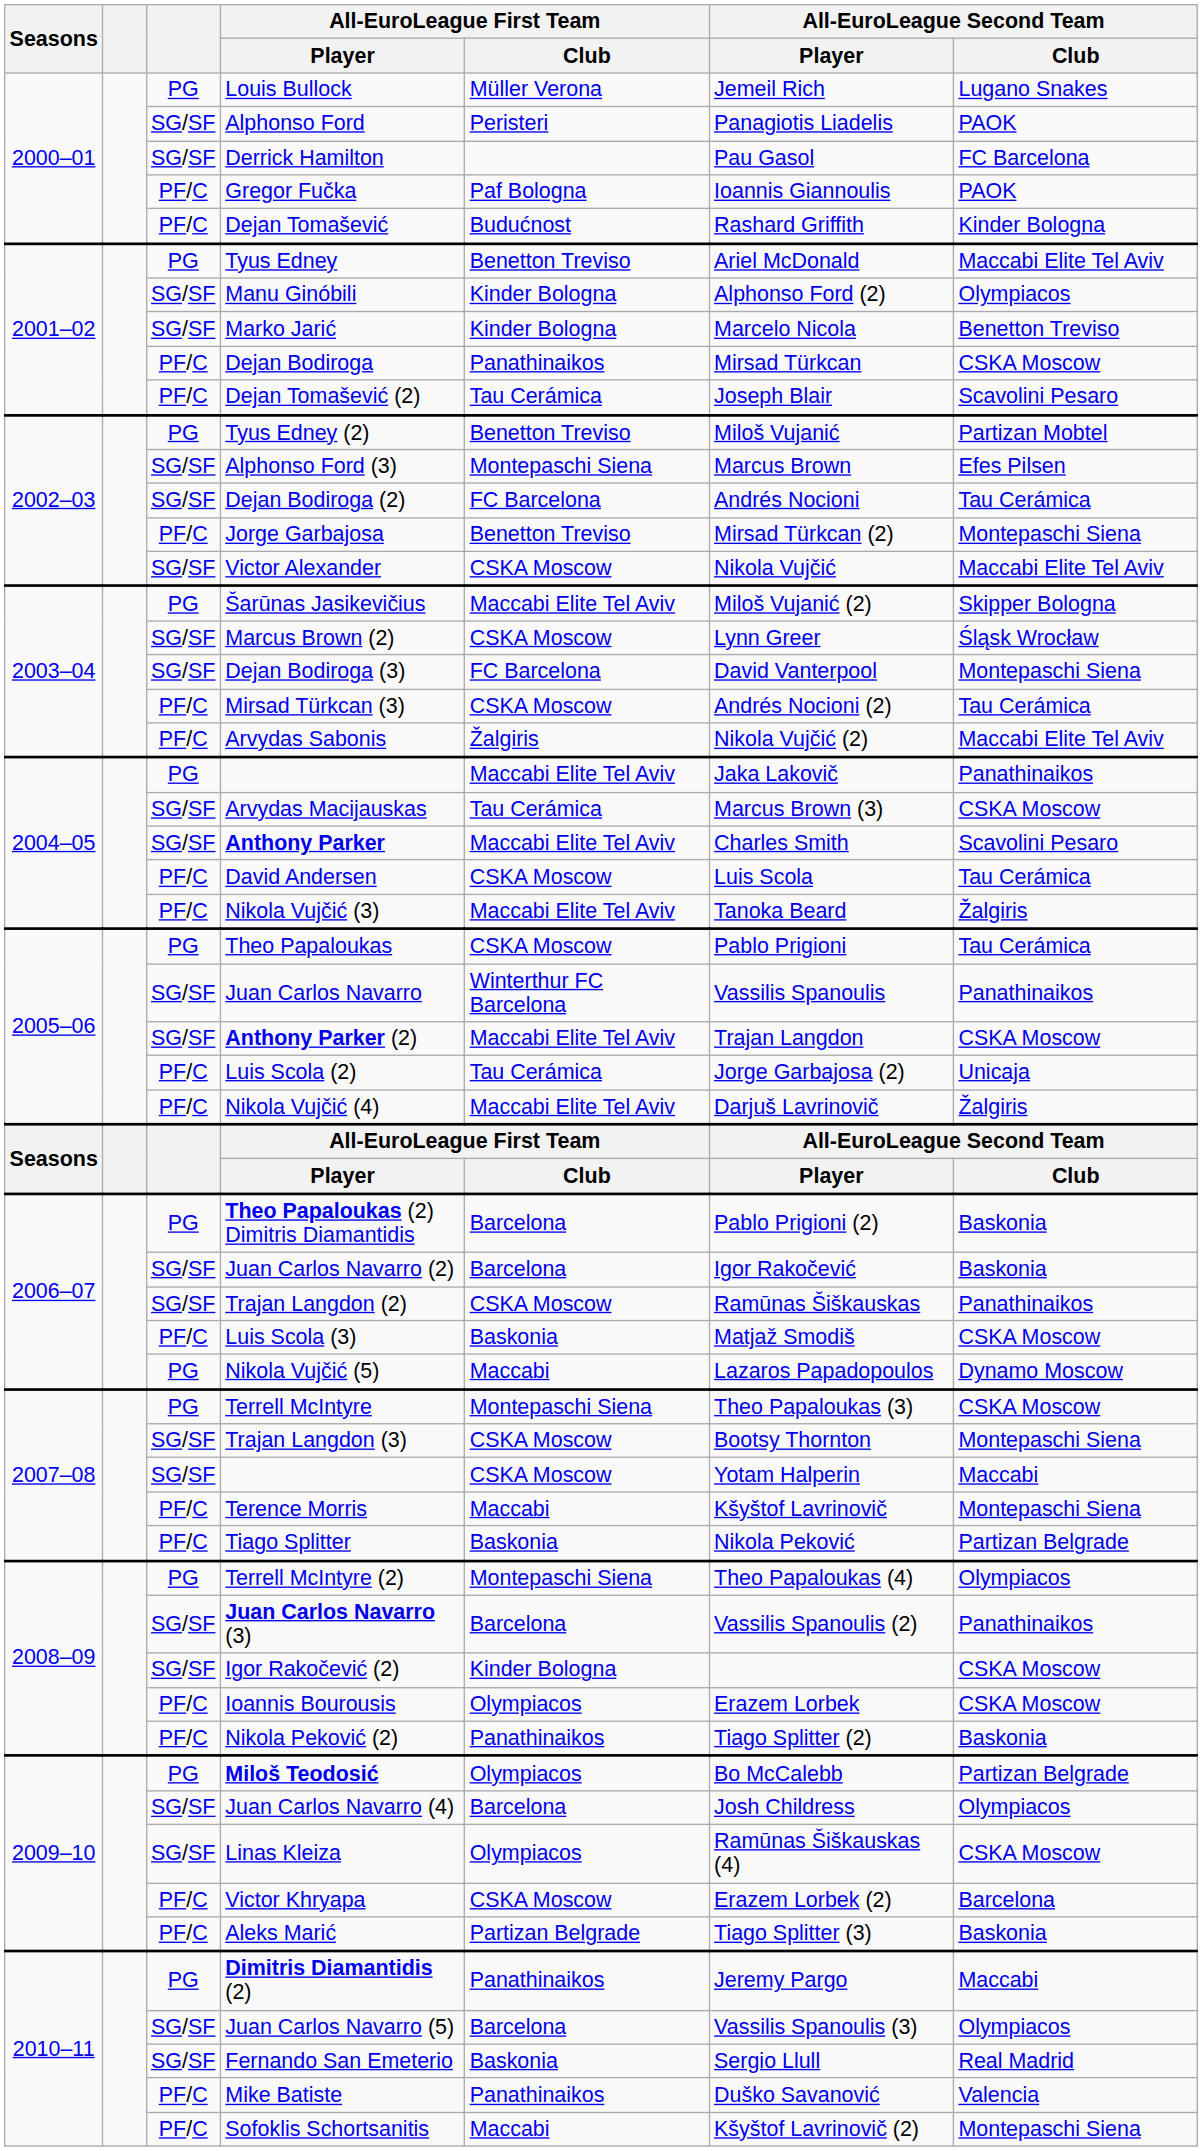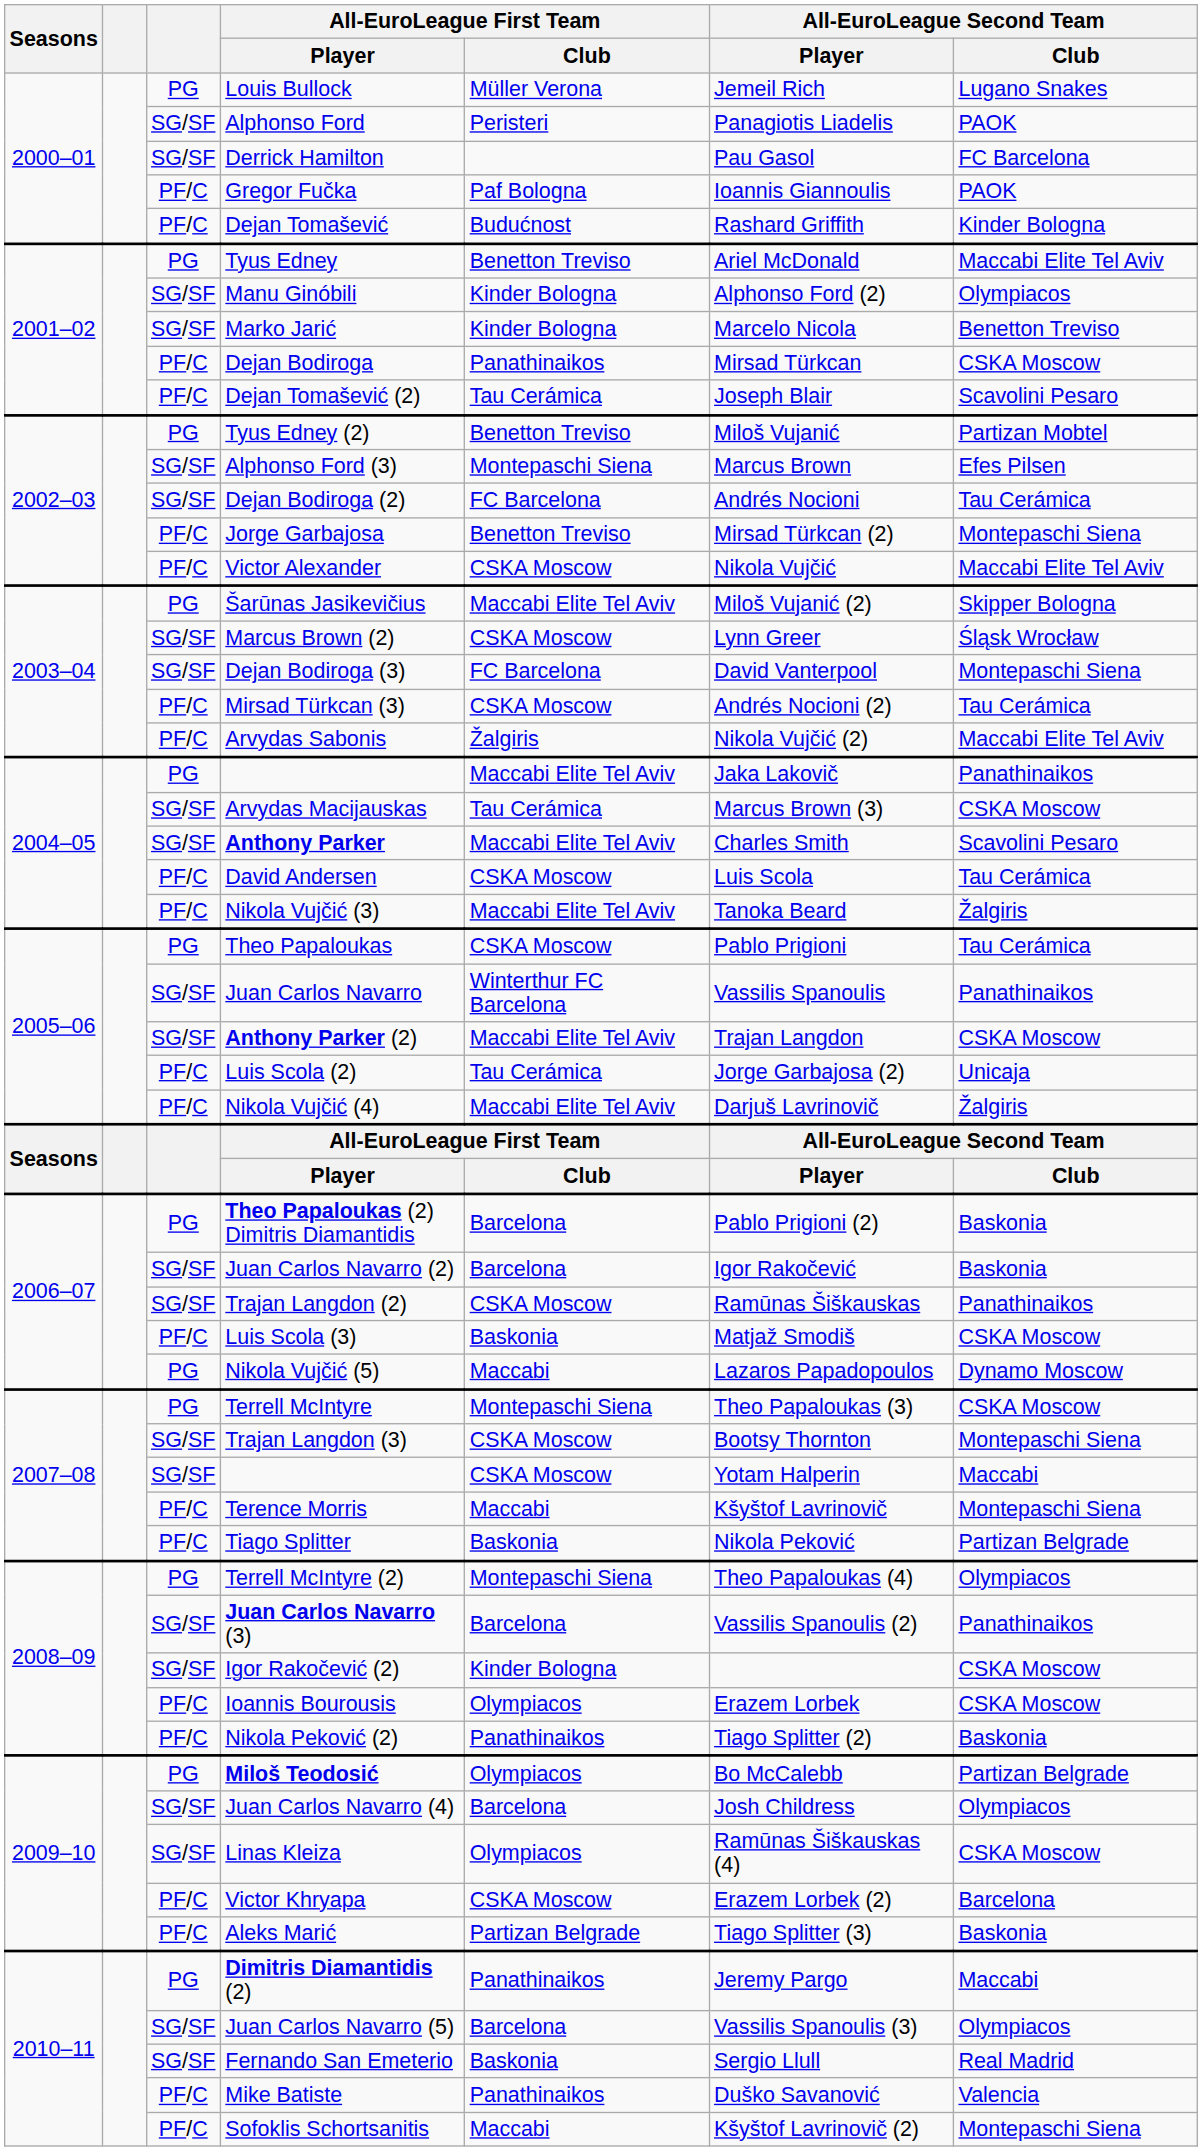(183, 568) SG/SF -> (183, 568) PF/C
